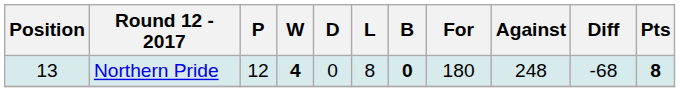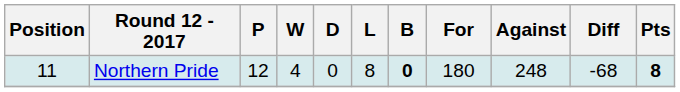(47, 71) 13 -> (47, 71) 11
(295, 71) bold -> (295, 71) normal
